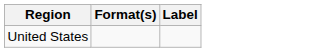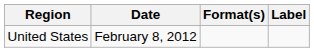+ column: (146, 15)
